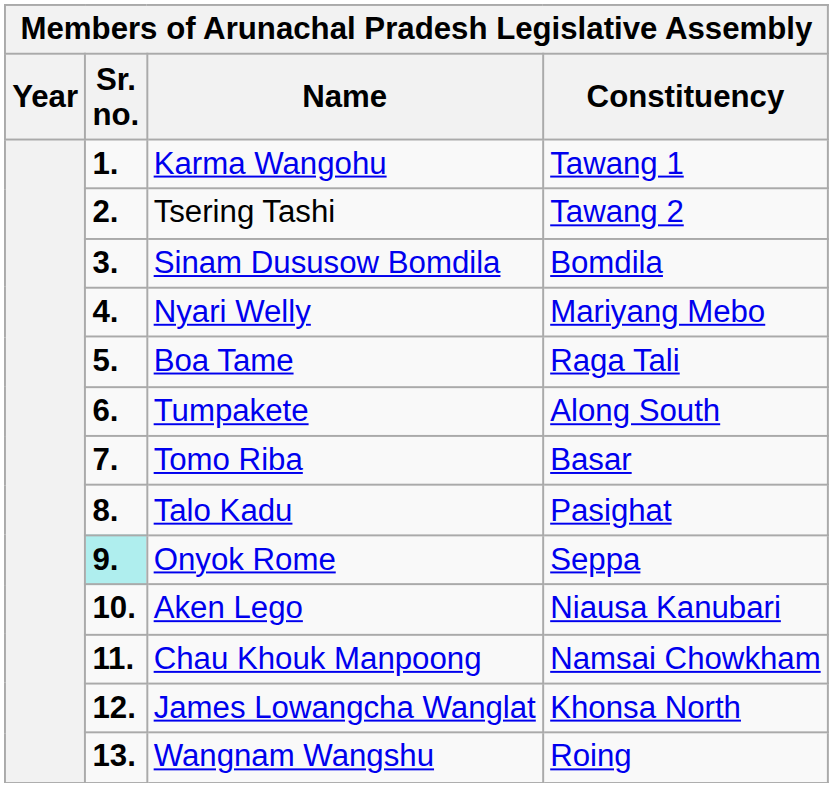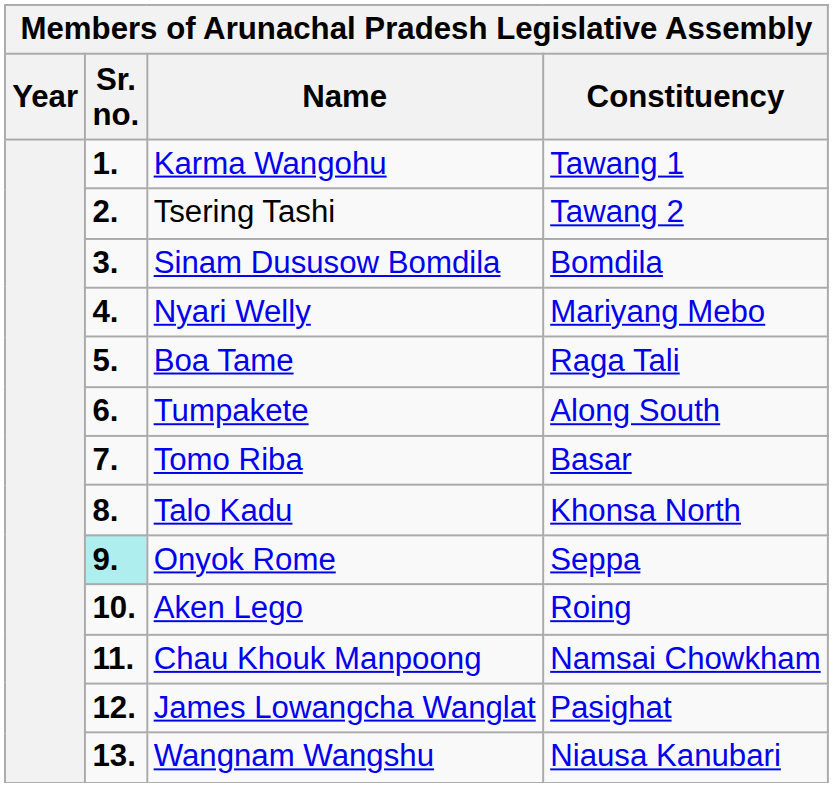(611, 509) Pasighat -> (646, 509) Khonsa North
(666, 608) Niausa Kanubari -> (591, 608) Roing
(646, 707) Khonsa North -> (611, 707) Pasighat
(591, 757) Roing -> (666, 757) Niausa Kanubari
